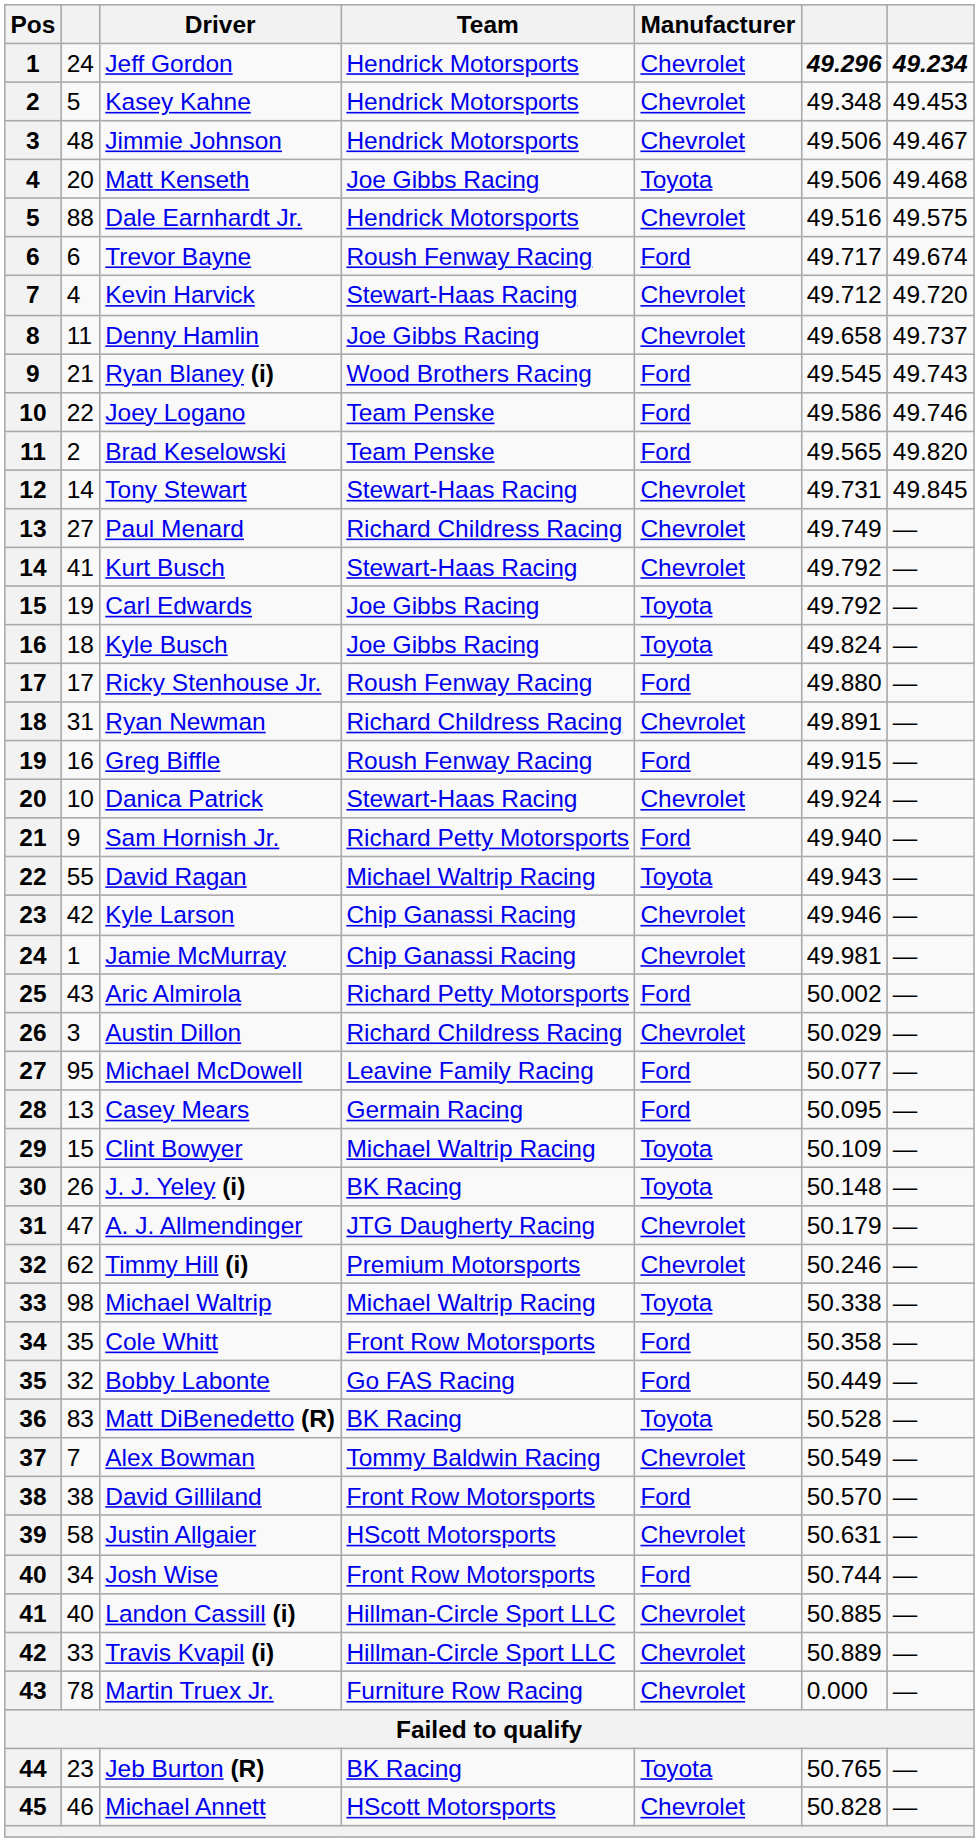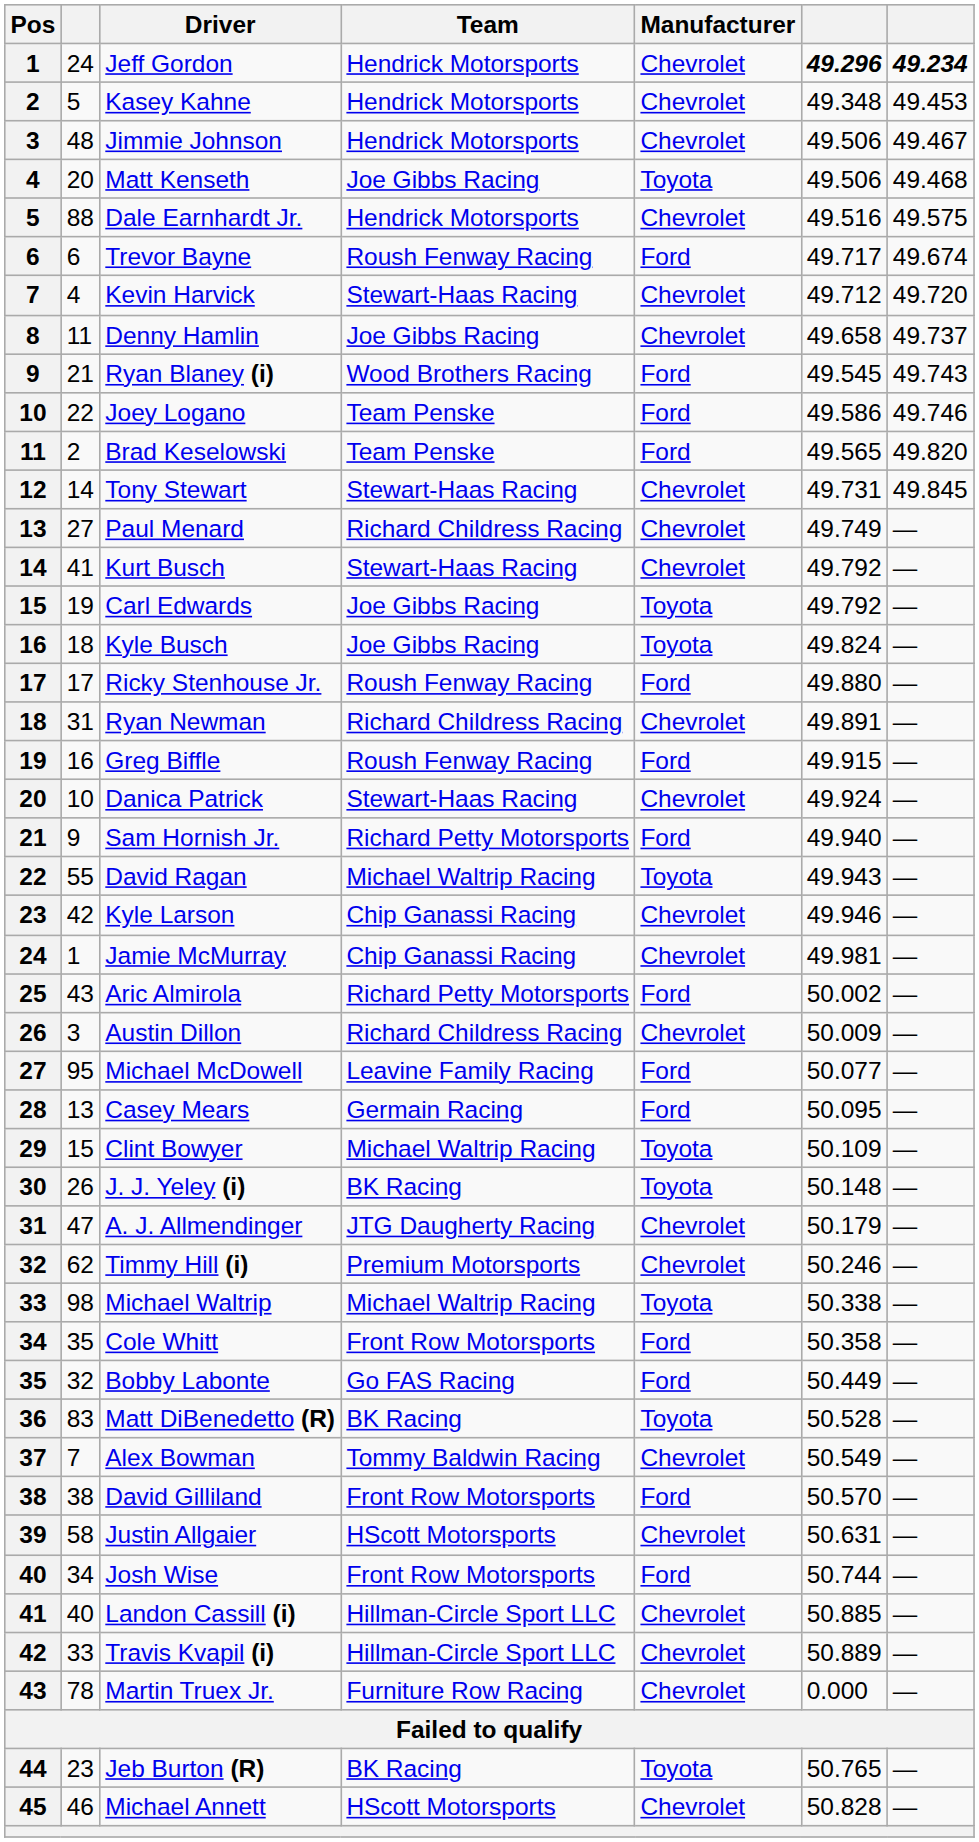(844, 1032) 50.029 -> (844, 1032) 50.009
